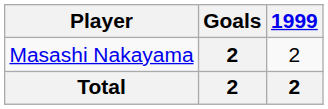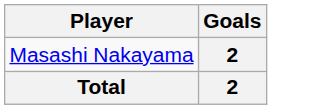- column: (294, 21)
